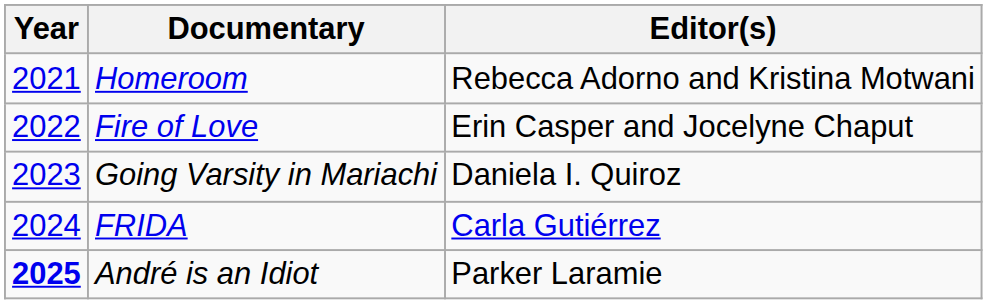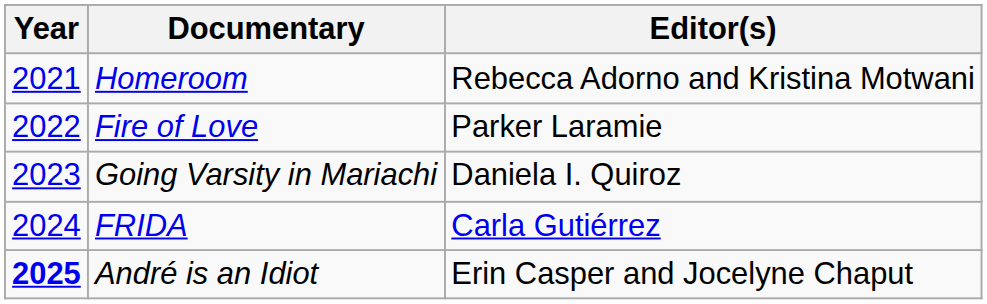(682, 126) Erin Casper and Jocelyne Chaput -> (557, 126) Parker Laramie
(557, 273) Parker Laramie -> (682, 273) Erin Casper and Jocelyne Chaput
